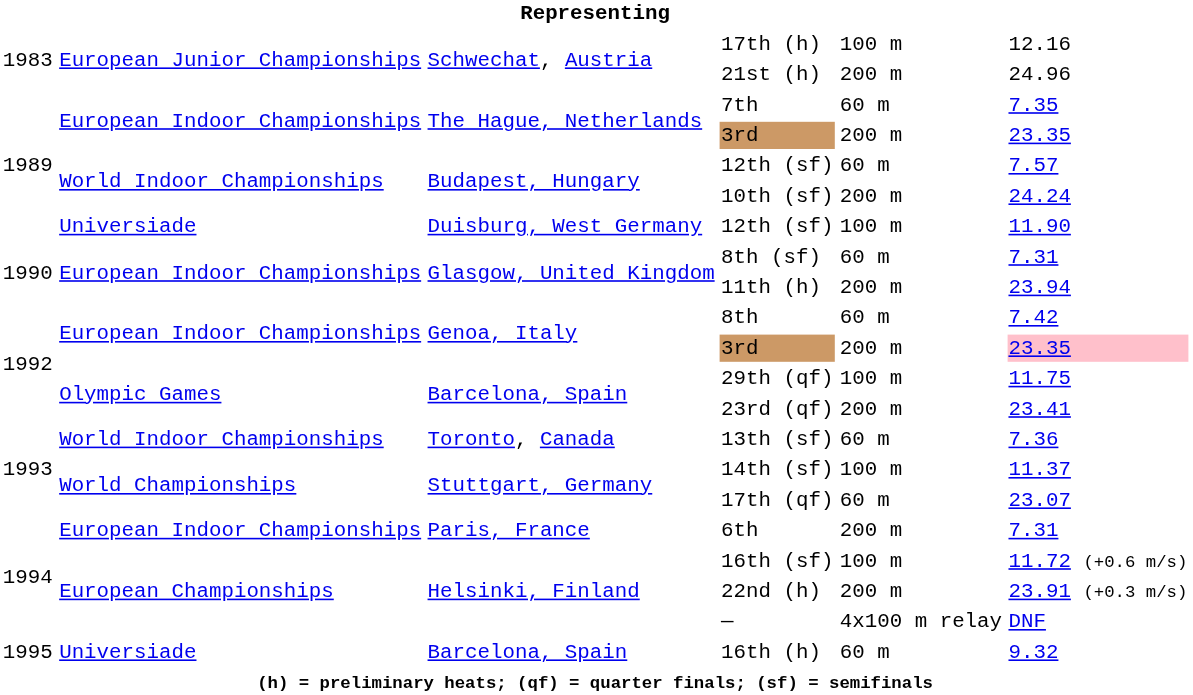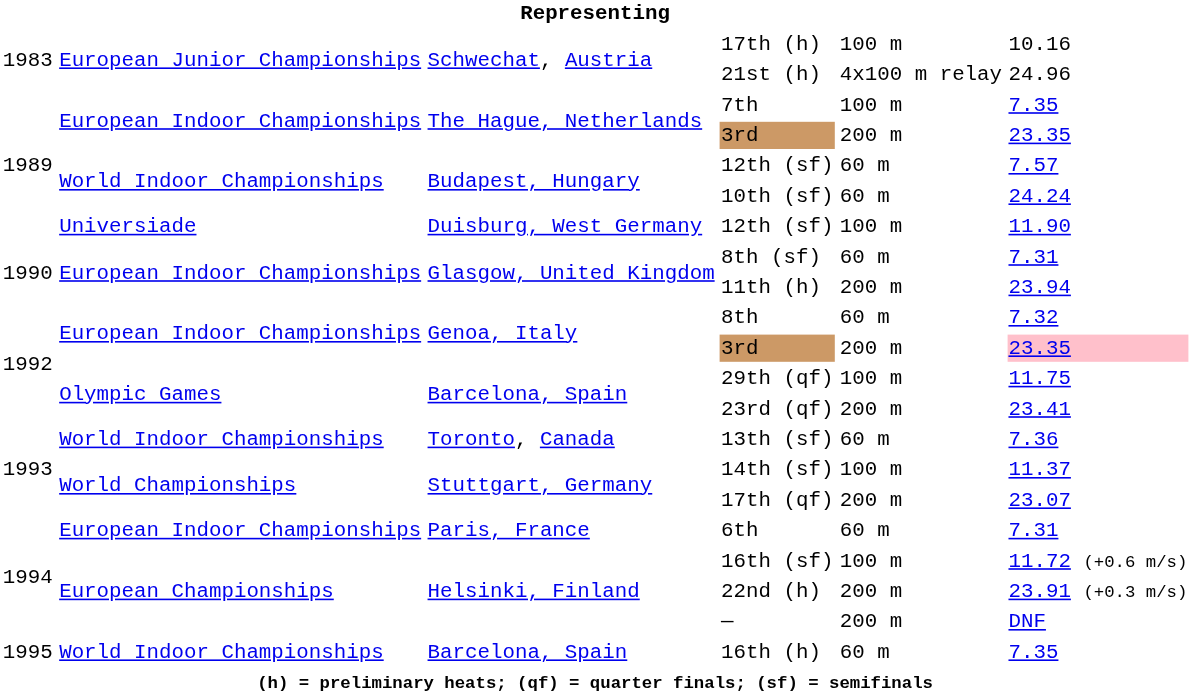(1040, 44) 12.16 -> (1040, 44) 10.16
(871, 75) 200 m -> (921, 75) 4x100 m relay
(865, 105) 60 m -> (871, 105) 100 m
(871, 196) 200 m -> (865, 196) 60 m
(1033, 318) 7.42 -> (1033, 318) 7.32
(865, 500) 60 m -> (871, 500) 200 m
(871, 531) 200 m -> (865, 531) 60 m
(921, 622) 4x100 m relay -> (871, 622) 200 m
(128, 652) Universiade -> (221, 652) World Indoor Championships
(1033, 652) 9.32 -> (1033, 652) 7.35
